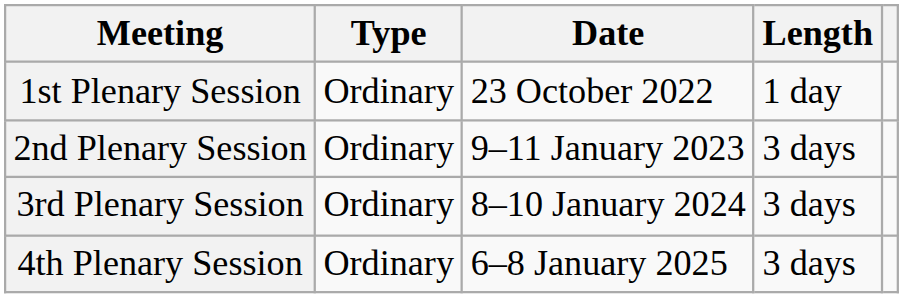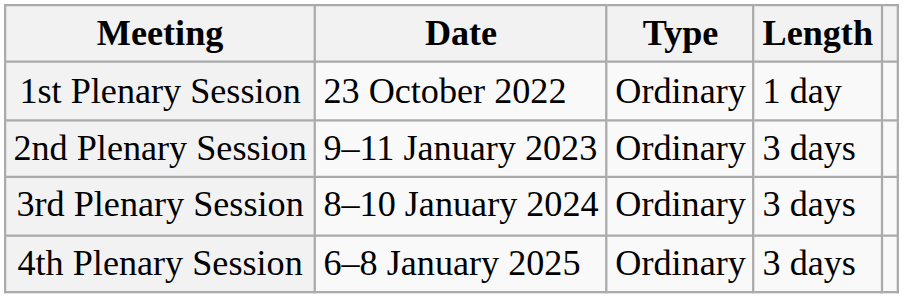columns swapped: (608, 33) <-> (389, 33)
